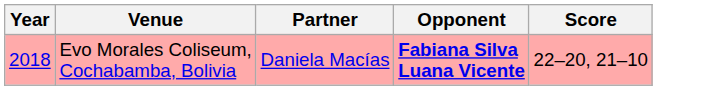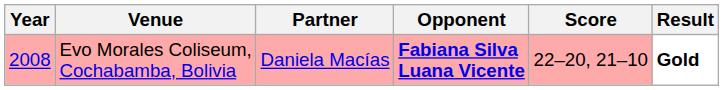+ column: (685, 20)
(30, 60) 2018 -> (30, 60) 2008
